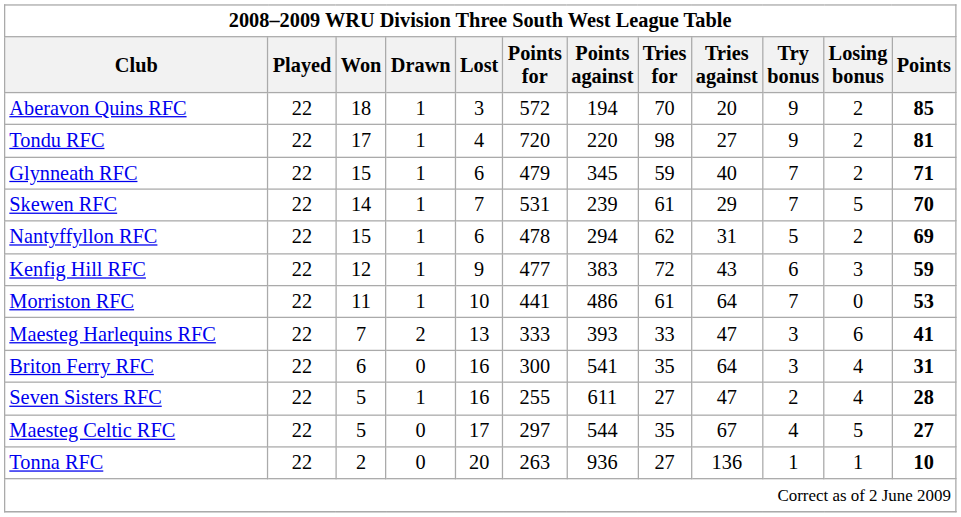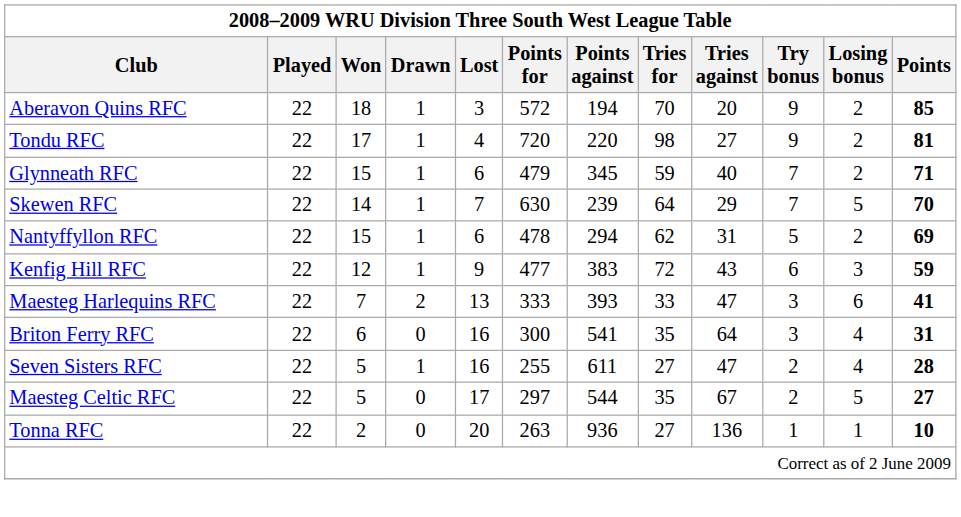(535, 204) 531 -> (535, 204) 630
(665, 204) 61 -> (665, 204) 64
- row: (72, 301)
(793, 430) 4 -> (793, 398) 2
